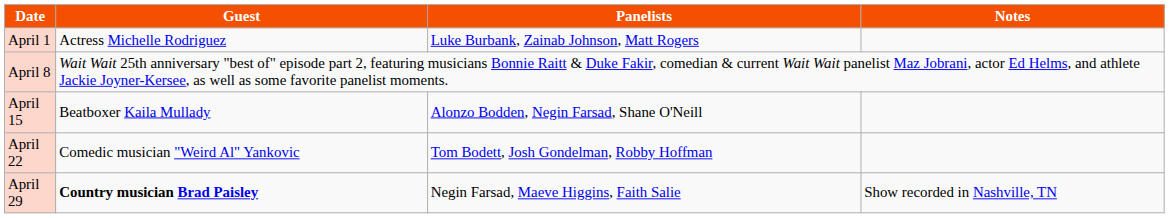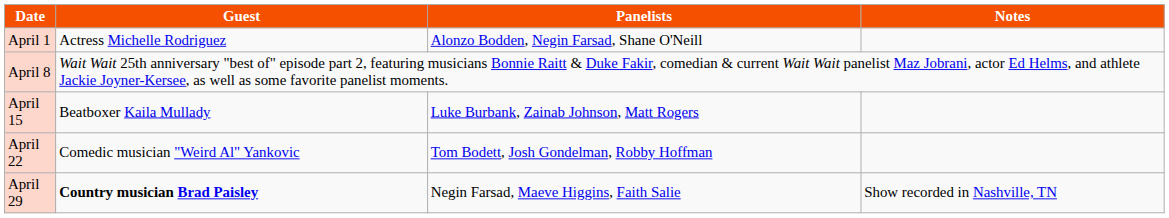(565, 39) Luke Burbank, Zainab Johnson, Matt Rogers -> (567, 39) Alonzo Bodden, Negin Farsad, Shane O'Neill
(567, 112) Alonzo Bodden, Negin Farsad, Shane O'Neill -> (565, 112) Luke Burbank, Zainab Johnson, Matt Rogers
